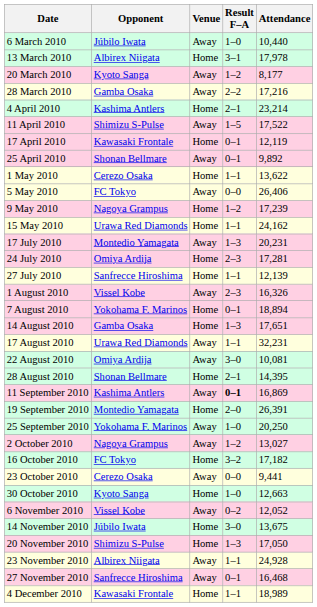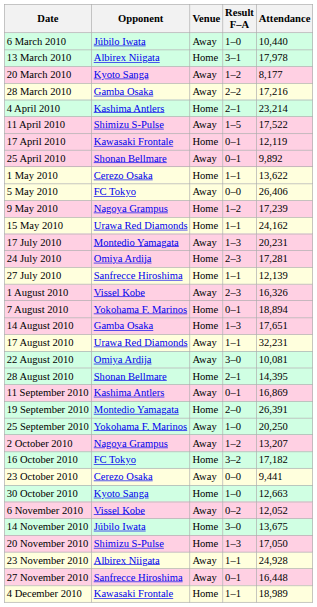(233, 393) bold -> (233, 393) normal
(273, 443) 13,027 -> (273, 443) 13,207
(273, 577) 16,468 -> (273, 577) 16,448
